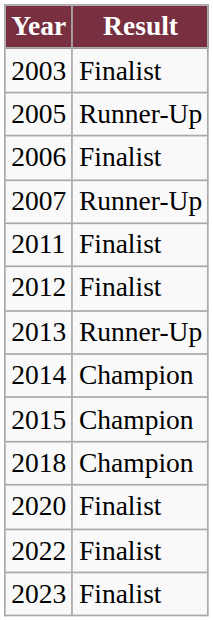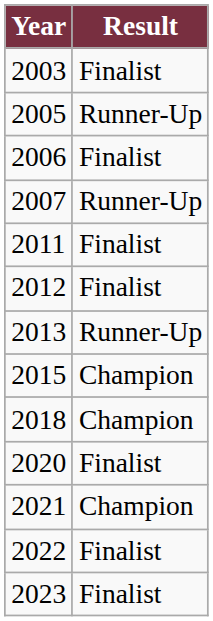- row: (39, 375)
+ row: (39, 506)
